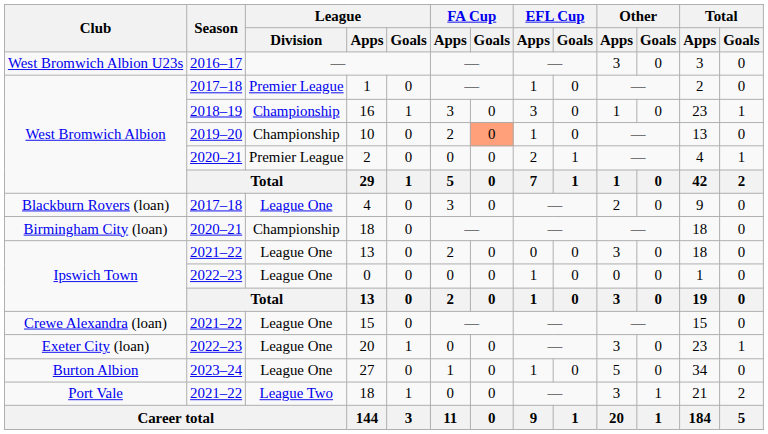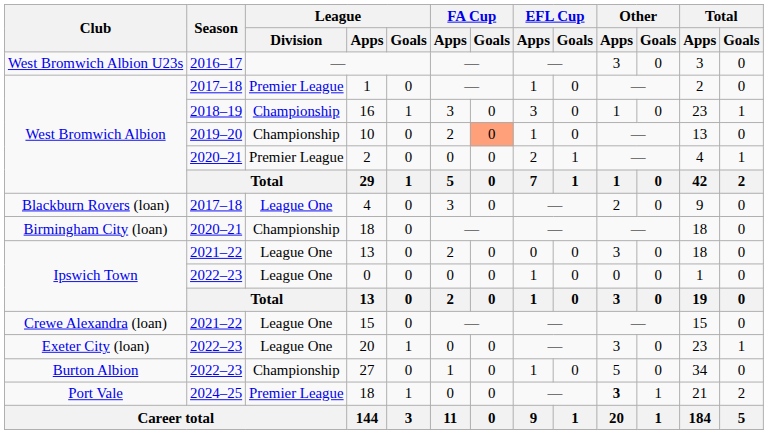(216, 370) 2023–24 -> (216, 370) 2022–23
(296, 370) League One -> (296, 370) Championship
(216, 393) 2021–22 -> (216, 393) 2024–25
(296, 393) League Two -> (296, 393) Premier League
(617, 393) normal -> (617, 393) bold
